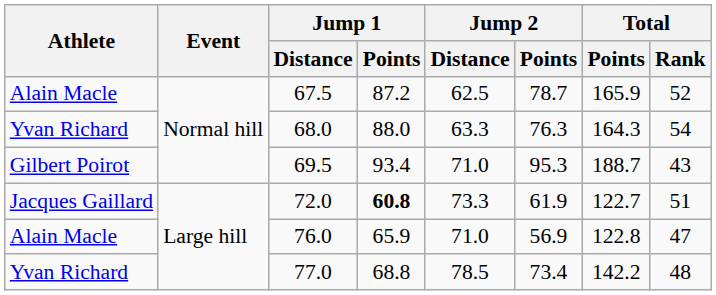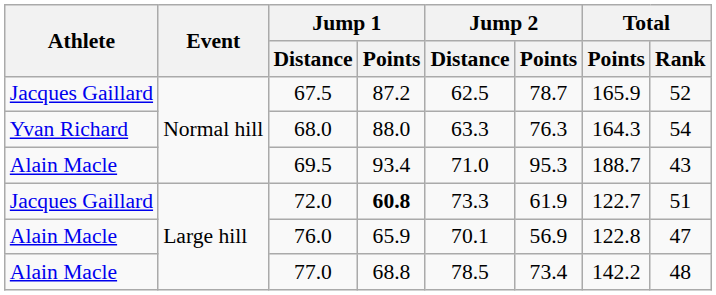(63, 93) Alain Macle -> (81, 93) Jacques Gaillard
(69, 165) Gilbert Poirot -> (63, 165) Alain Macle
(470, 236) 71.0 -> (470, 236) 70.1
(69, 272) Yvan Richard -> (63, 272) Alain Macle
